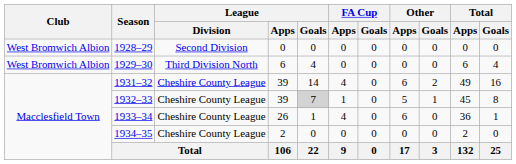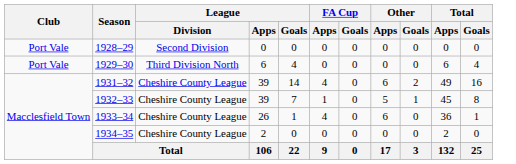(58, 47) West Bromwich Albion -> (49, 47) Port Vale
(58, 64) West Bromwich Albion -> (49, 64) Port Vale
(313, 99) lightgrey background -> (294, 99) no background
